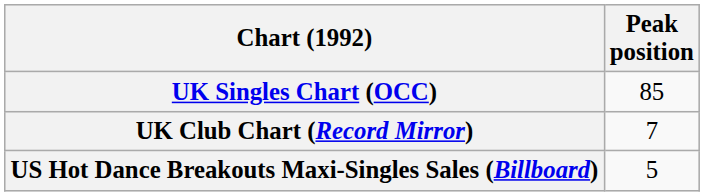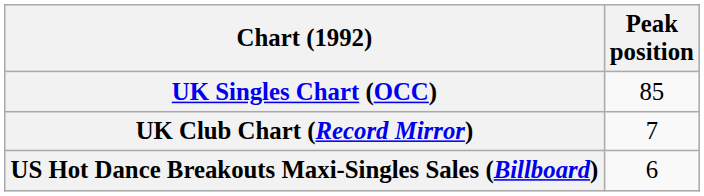(652, 170) 5 -> (652, 170) 6
